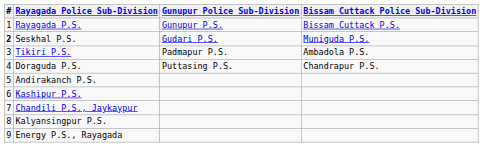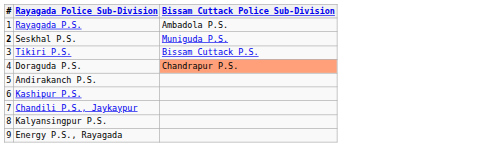- column: (231, 11)
(352, 25) Bissam Cuttack P.S. -> (195, 25) Ambadola P.S.
(336, 53) Ambadola P.S. -> (210, 53) Bissam Cuttack P.S.
(341, 66) no background -> (200, 66) lightsalmon background
